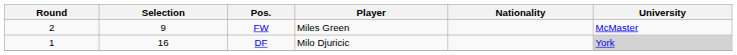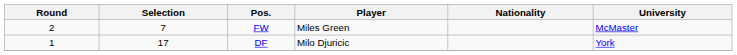(163, 28) 9 -> (163, 28) 7
(163, 43) 16 -> (163, 43) 17
(605, 43) lightgrey background -> (605, 43) no background
